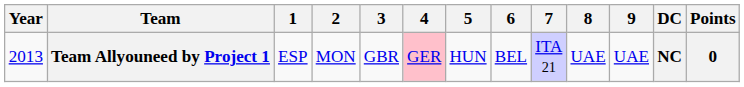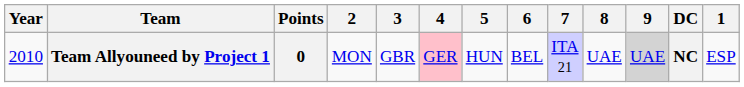columns swapped: (293, 18) <-> (713, 18)
(26, 56) 2013 -> (26, 56) 2010
(631, 56) no background -> (648, 56) lightgrey background
